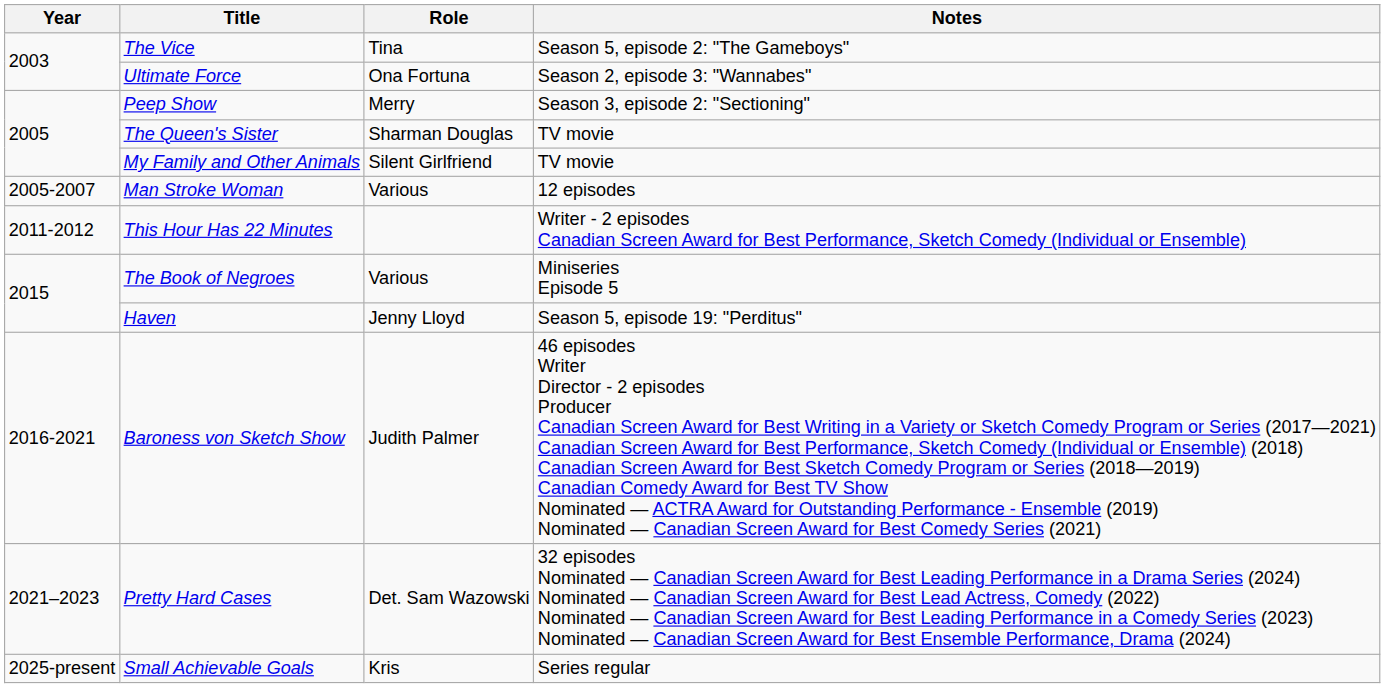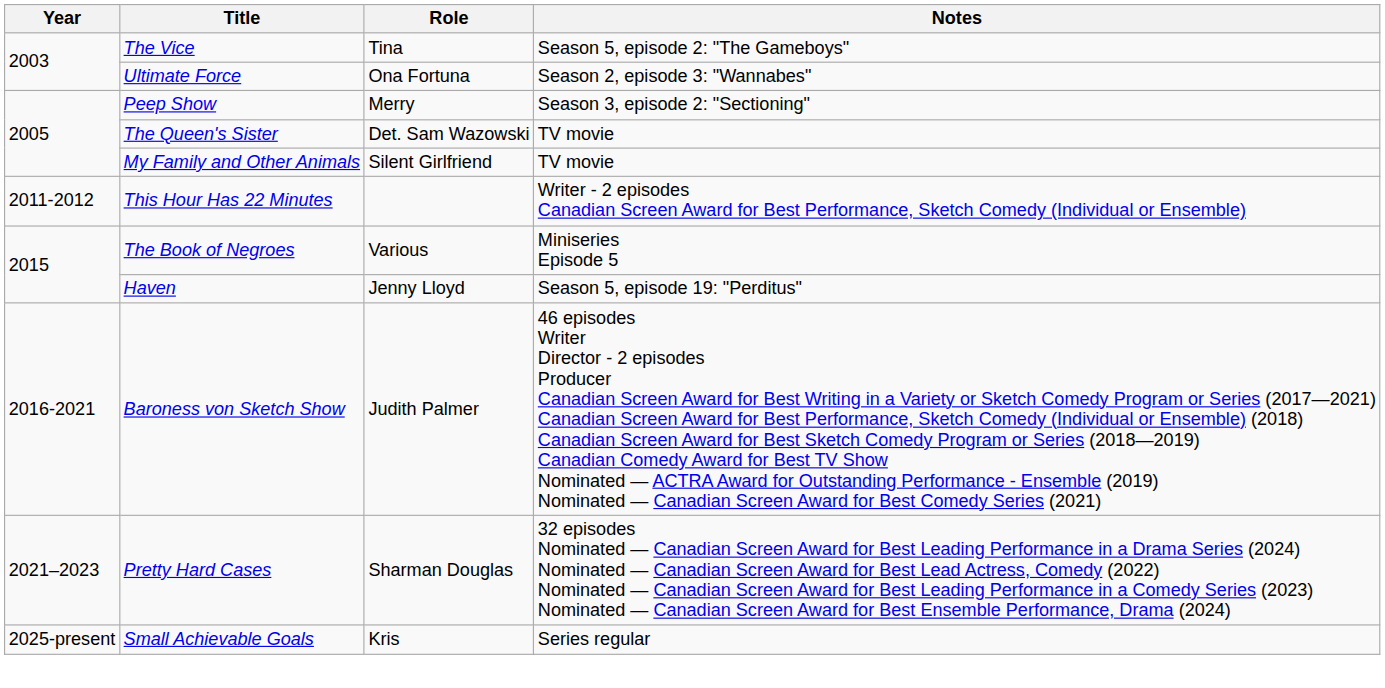(441, 133) Sharman Douglas -> (449, 133) Det. Sam Wazowski
- row: (204, 190)
(449, 598) Det. Sam Wazowski -> (441, 569) Sharman Douglas
